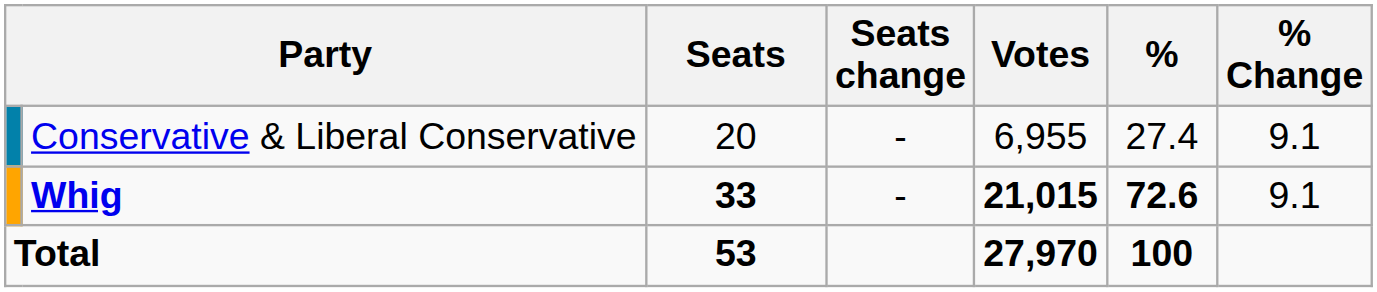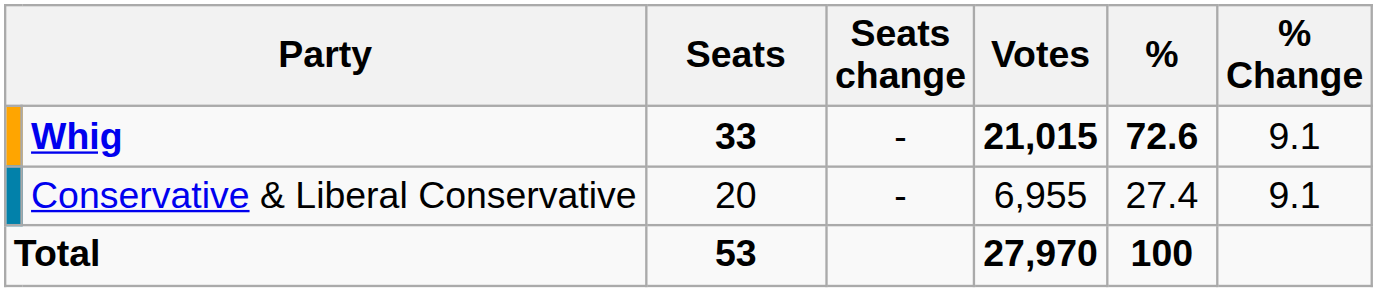rows swapped: (77, 195) <-> (334, 135)
